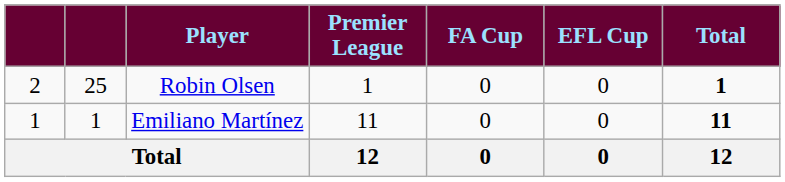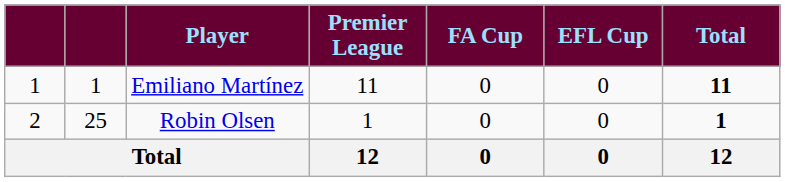rows swapped: (217, 120) <-> (217, 84)
